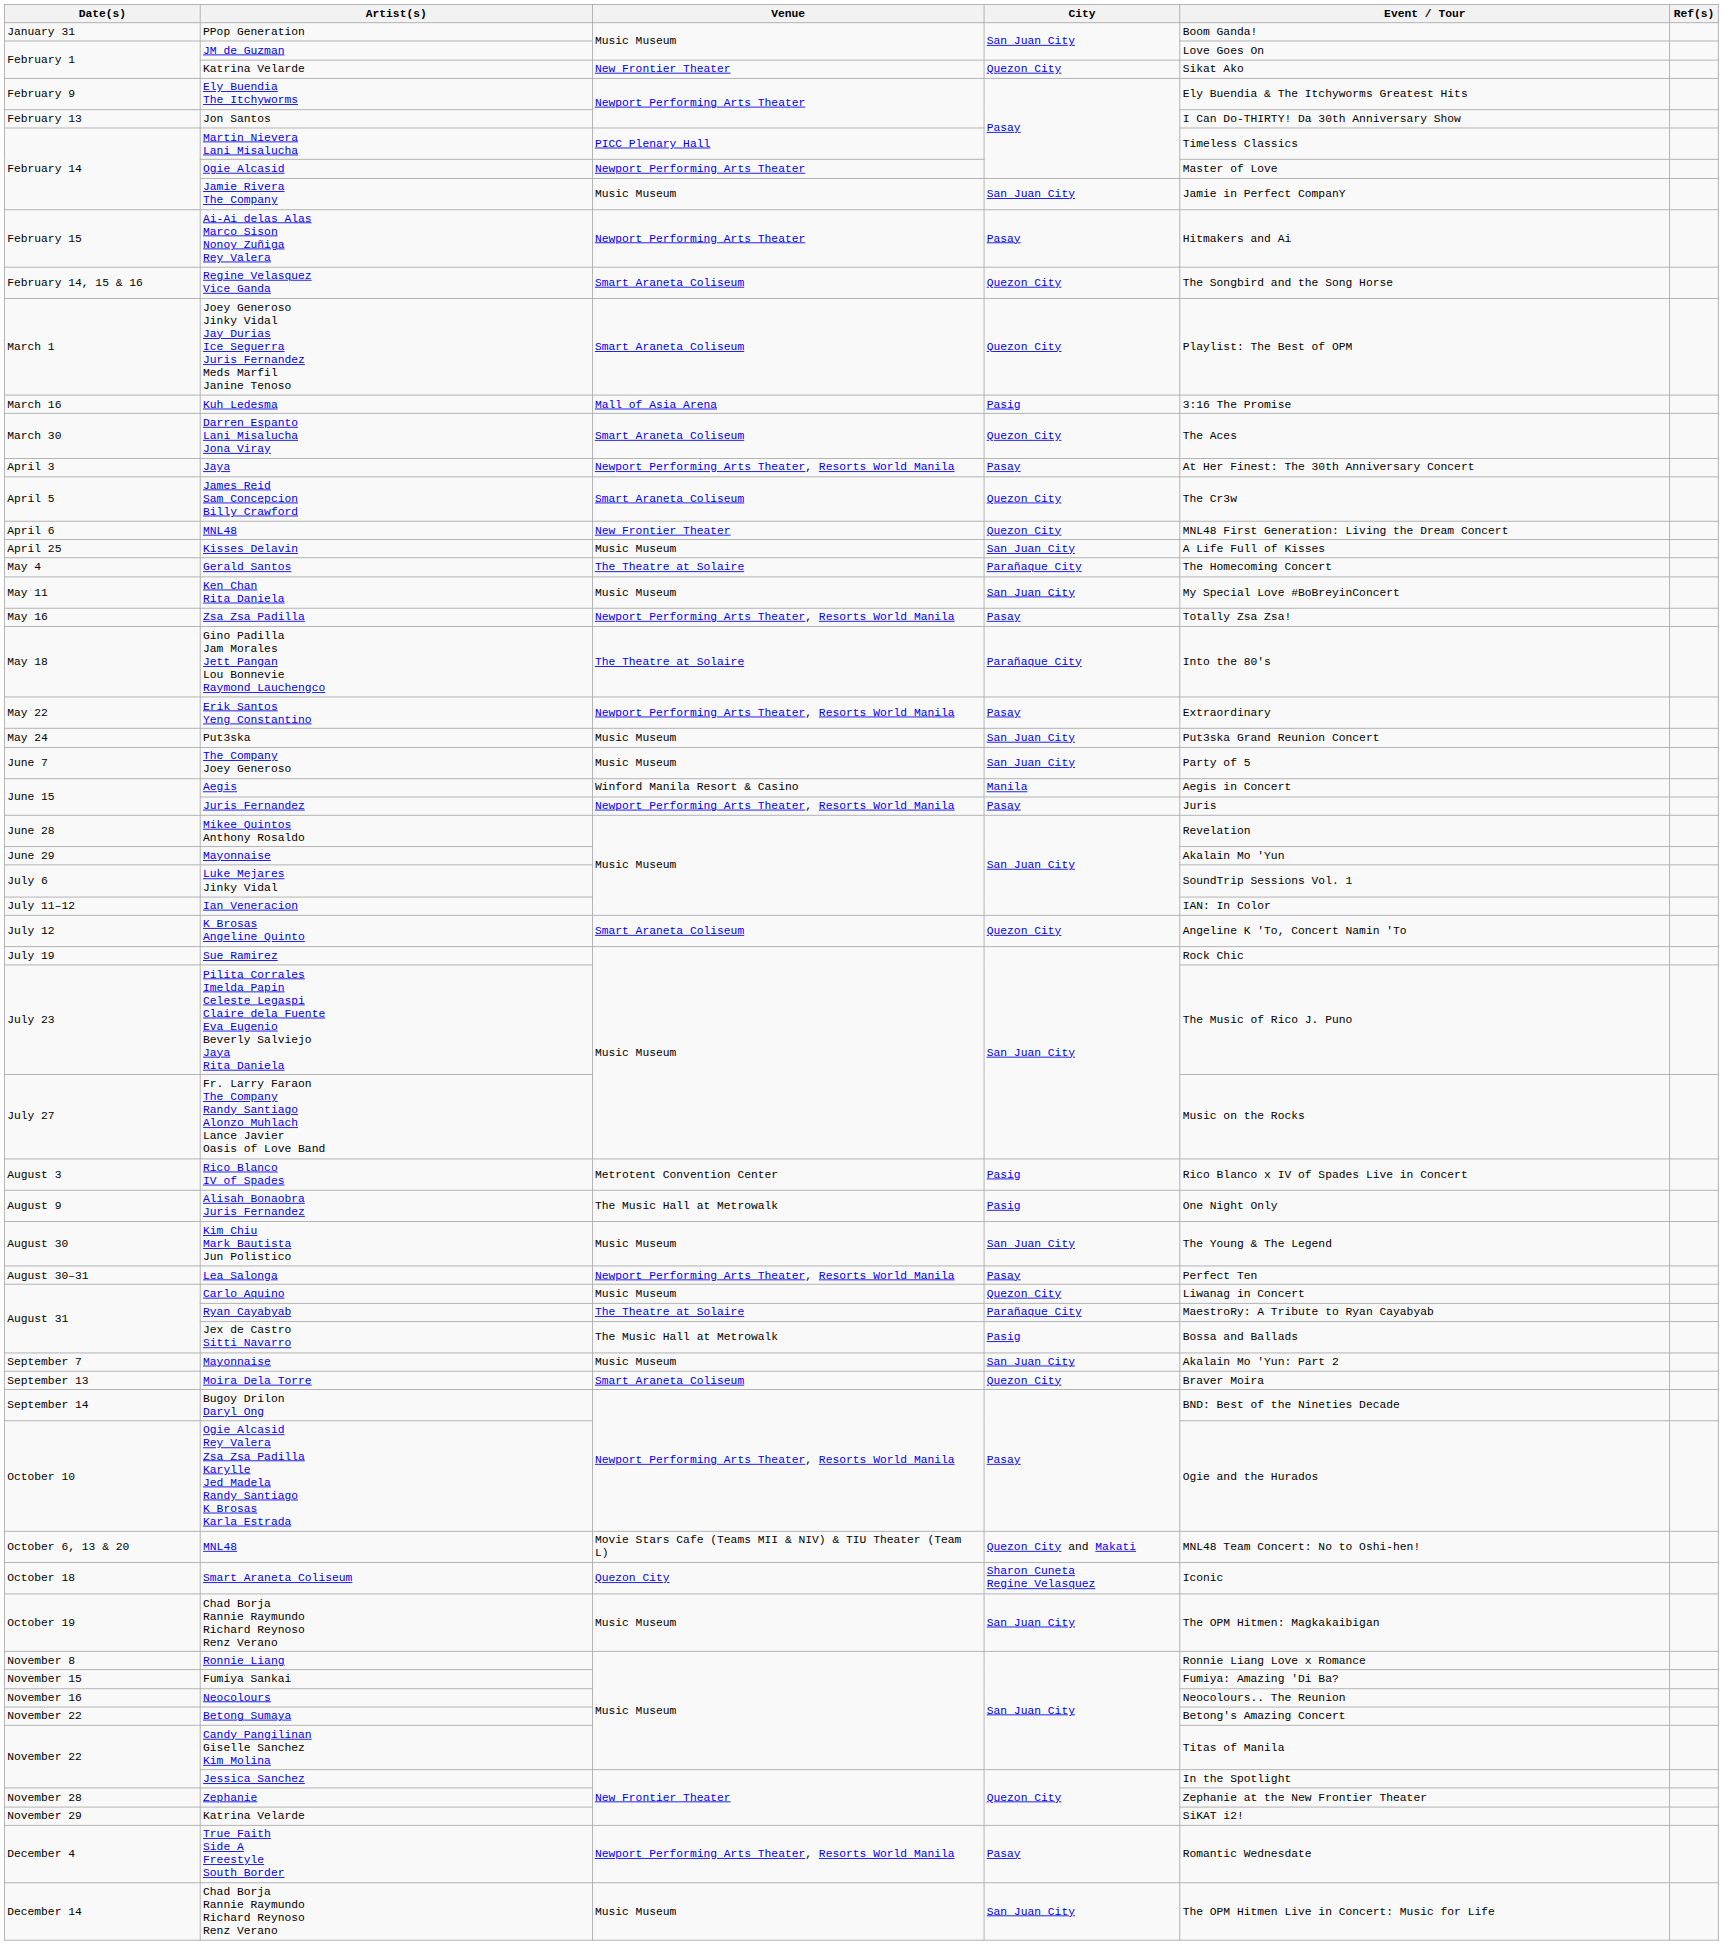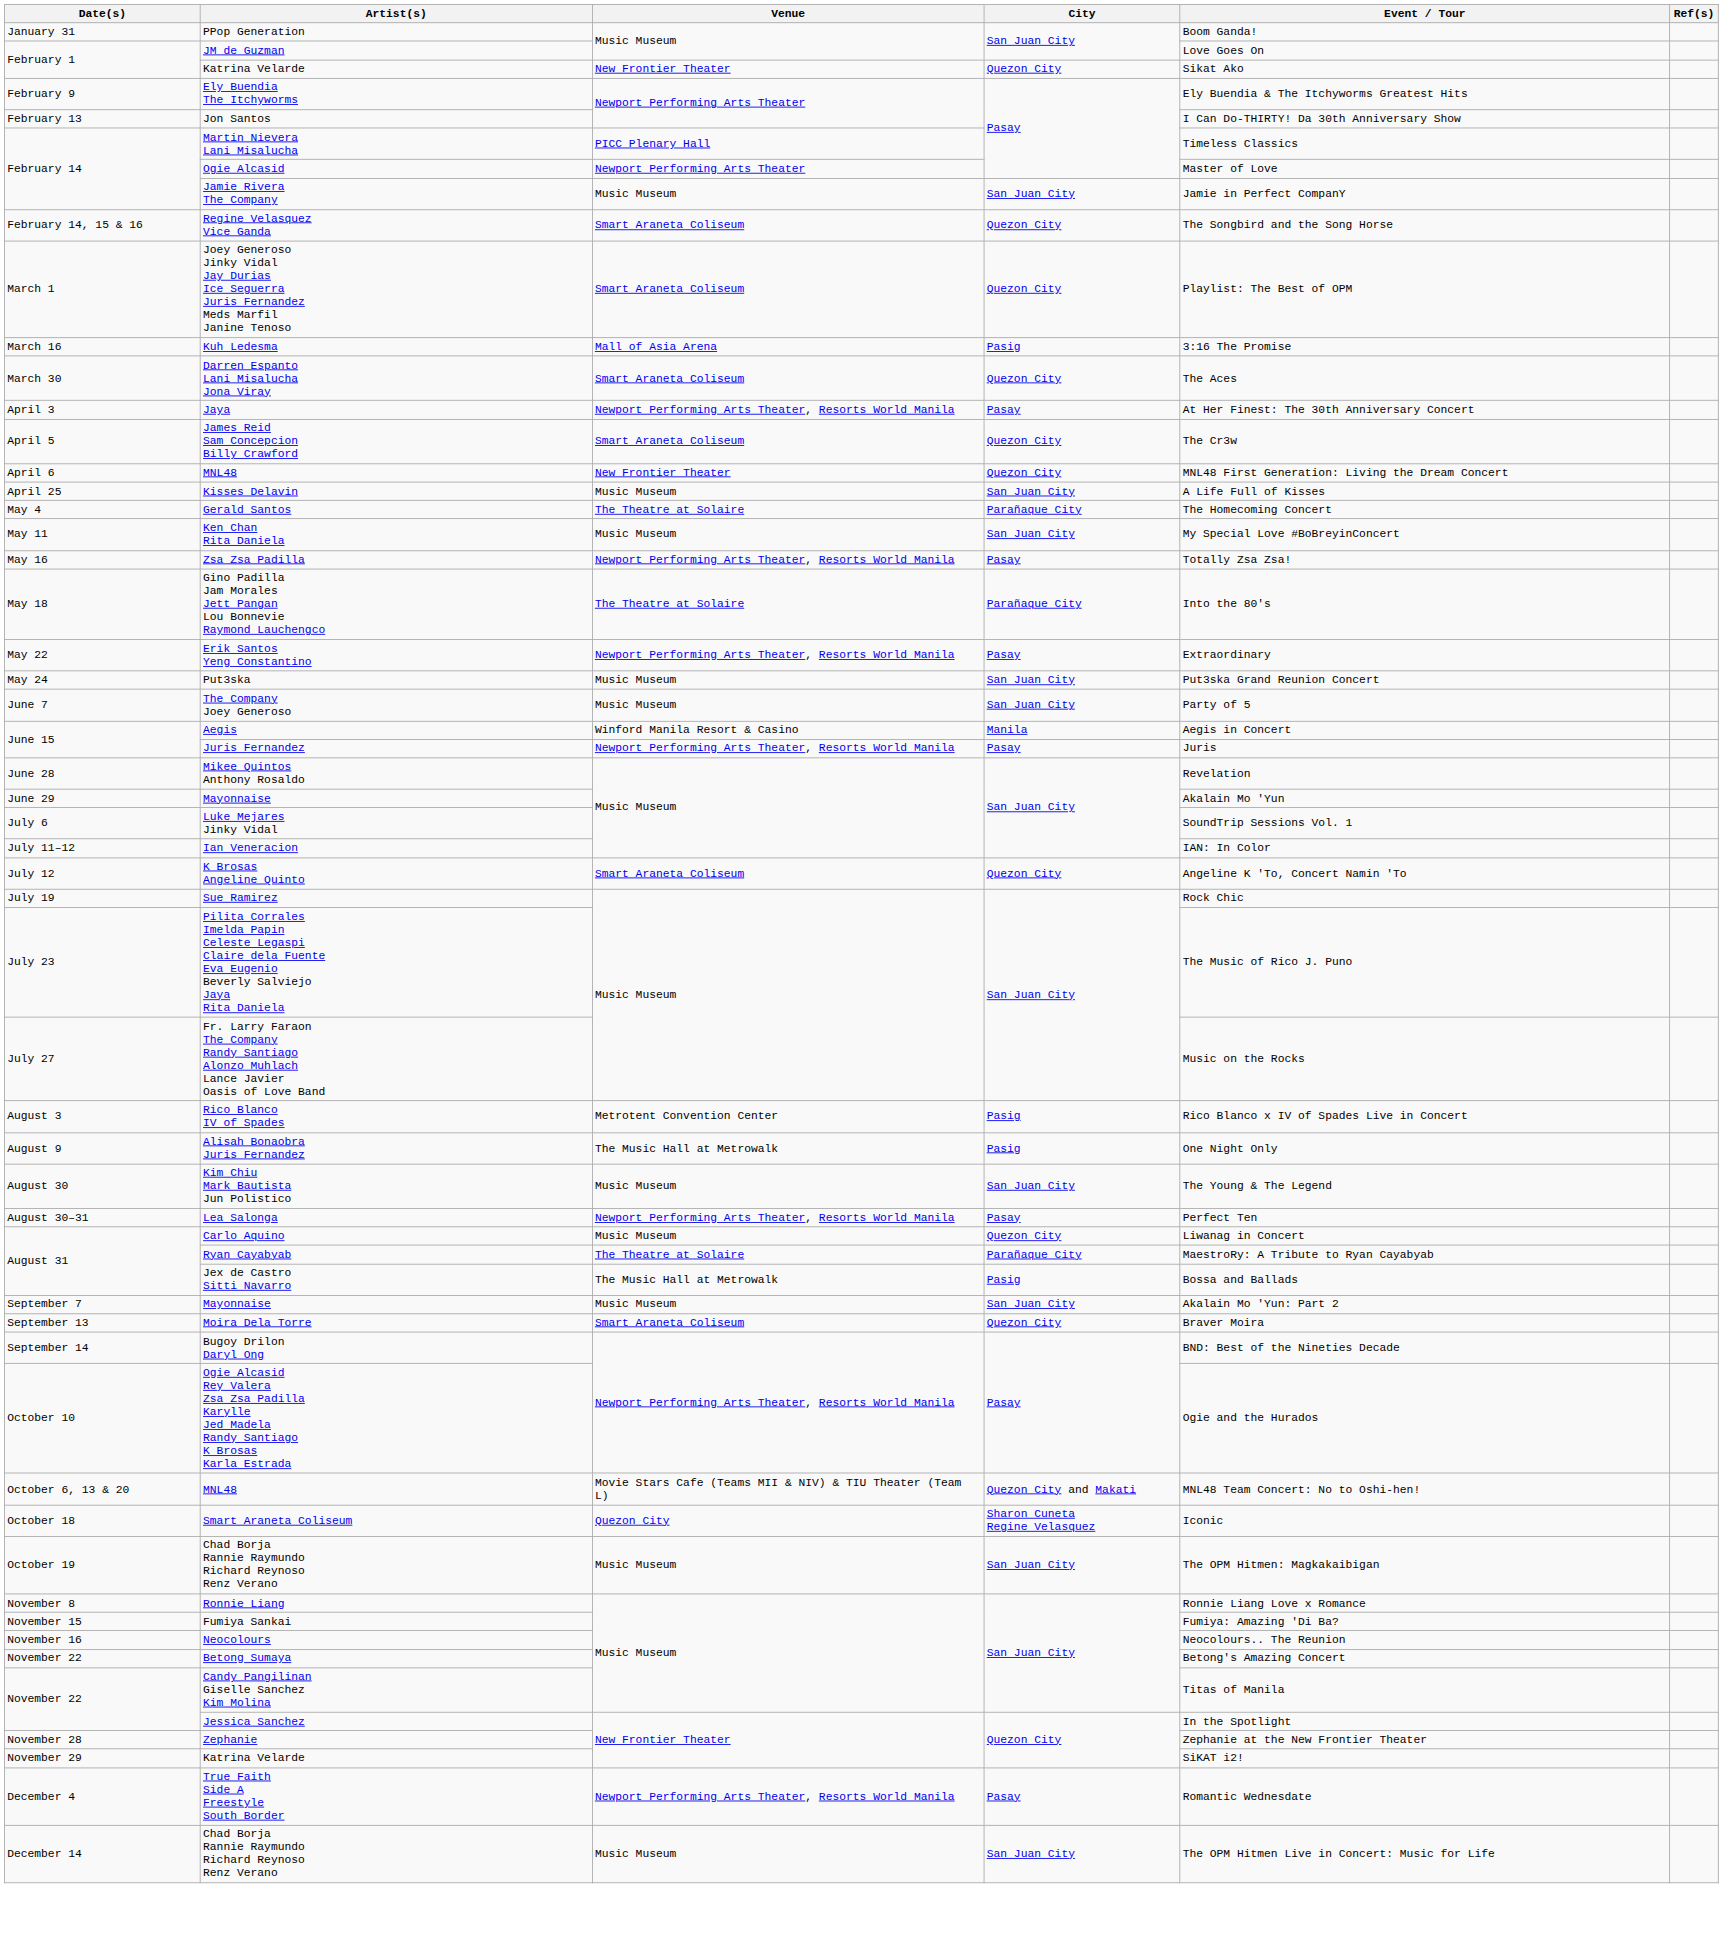- row: (44, 238)
